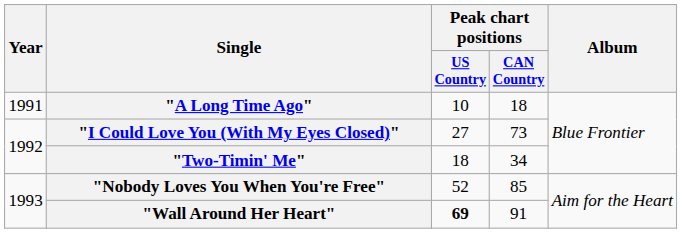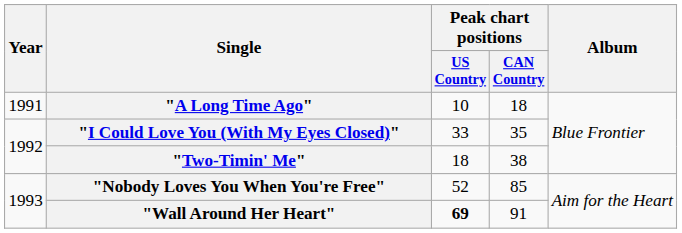(460, 132) 27 -> (460, 132) 33
(519, 132) 73 -> (519, 132) 35
(519, 159) 34 -> (519, 159) 38
